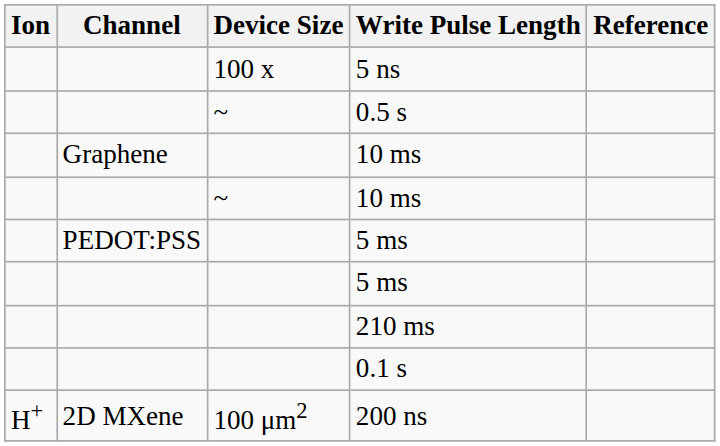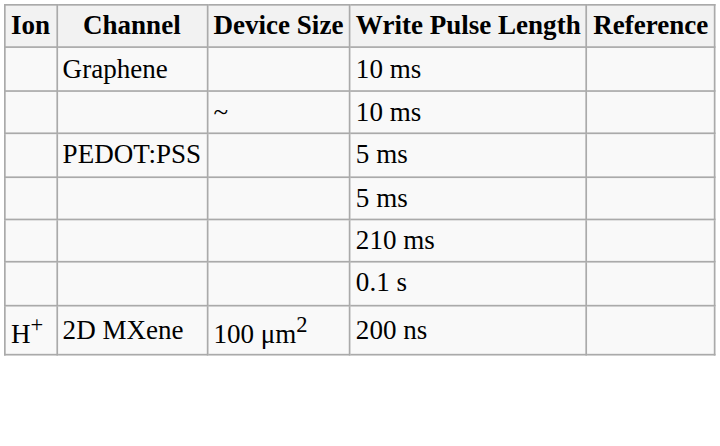- row: (132, 69)
- row: (132, 112)
